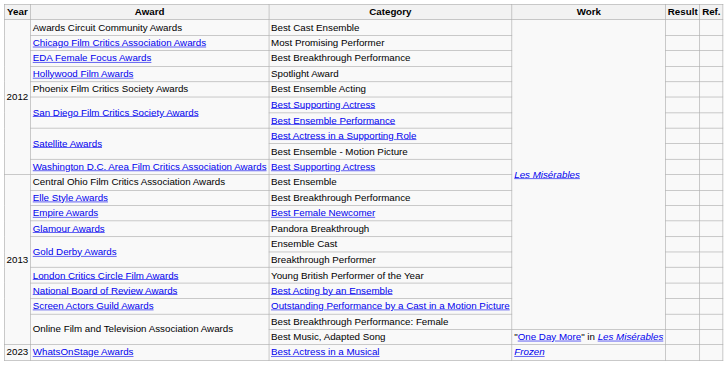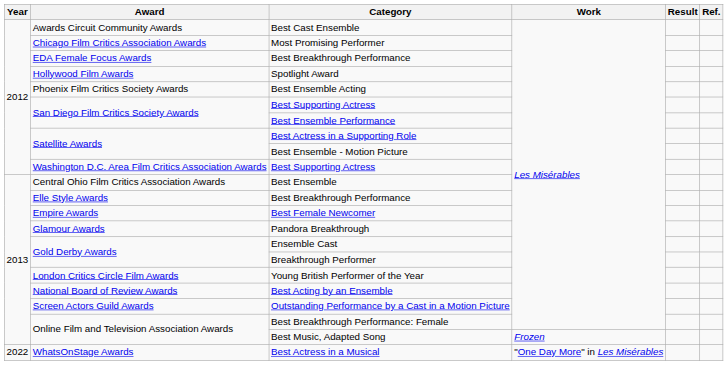(589, 337) "One Day More" in Les Misérables -> (529, 337) Frozen
(17, 352) 2023 -> (17, 352) 2022
(529, 352) Frozen -> (589, 352) "One Day More" in Les Misérables
